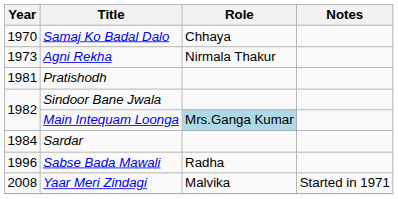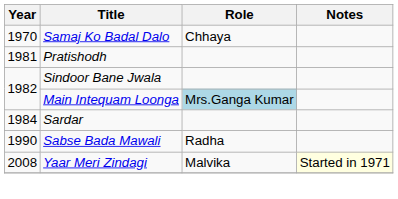- row: (77, 57)
(22, 162) 1996 -> (22, 141) 1990
(345, 183) no background -> (345, 162) lightyellow background
